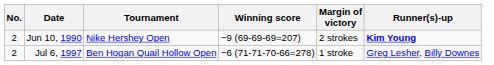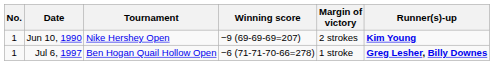(14, 38) 2 -> (14, 38) 1
(14, 53) 2 -> (14, 53) 1
(423, 53) normal -> (427, 53) bold
